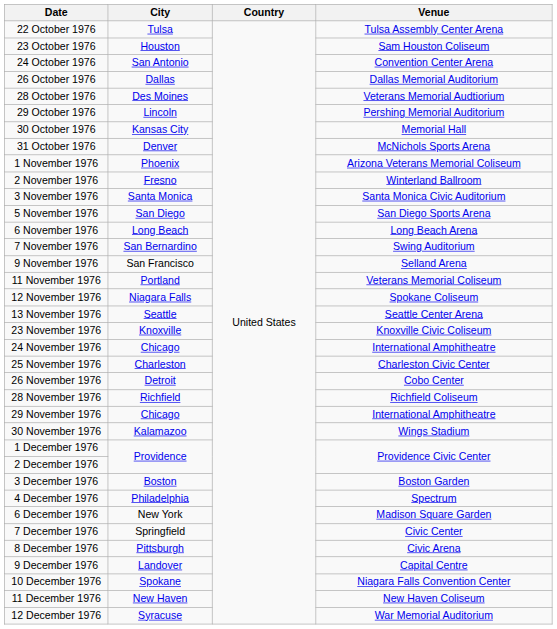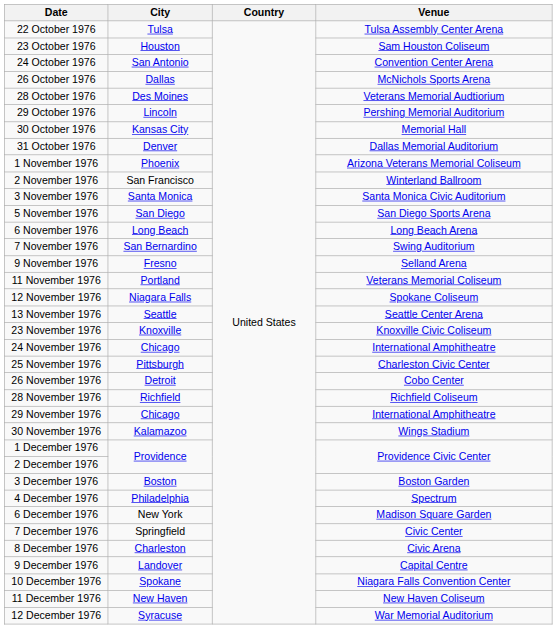(434, 79) Dallas Memorial Auditorium -> (434, 79) McNichols Sports Arena
(434, 146) McNichols Sports Arena -> (434, 146) Dallas Memorial Auditorium
(160, 180) Fresno -> (160, 180) San Francisco
(160, 264) San Francisco -> (160, 264) Fresno
(160, 364) Charleston -> (160, 364) Pittsburgh
(160, 548) Pittsburgh -> (160, 548) Charleston
